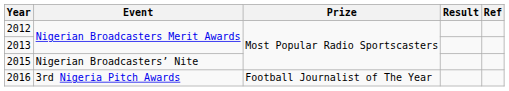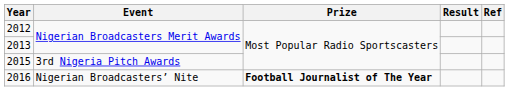(117, 61) Nigerian Broadcasters’ Nite -> (108, 61) 3rd Nigeria Pitch Awards
(108, 78) 3rd Nigeria Pitch Awards -> (117, 78) Nigerian Broadcasters’ Nite
(339, 78) normal -> (339, 78) bold
